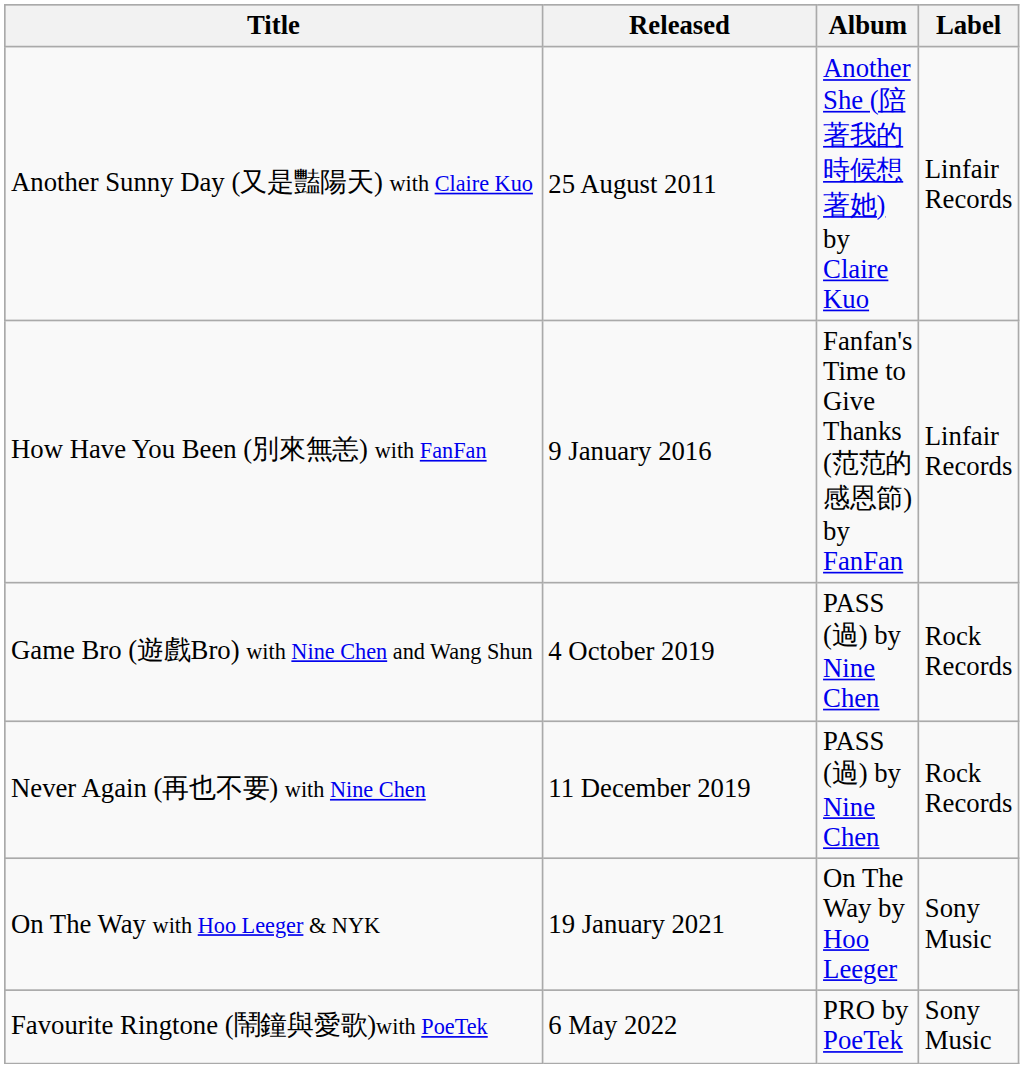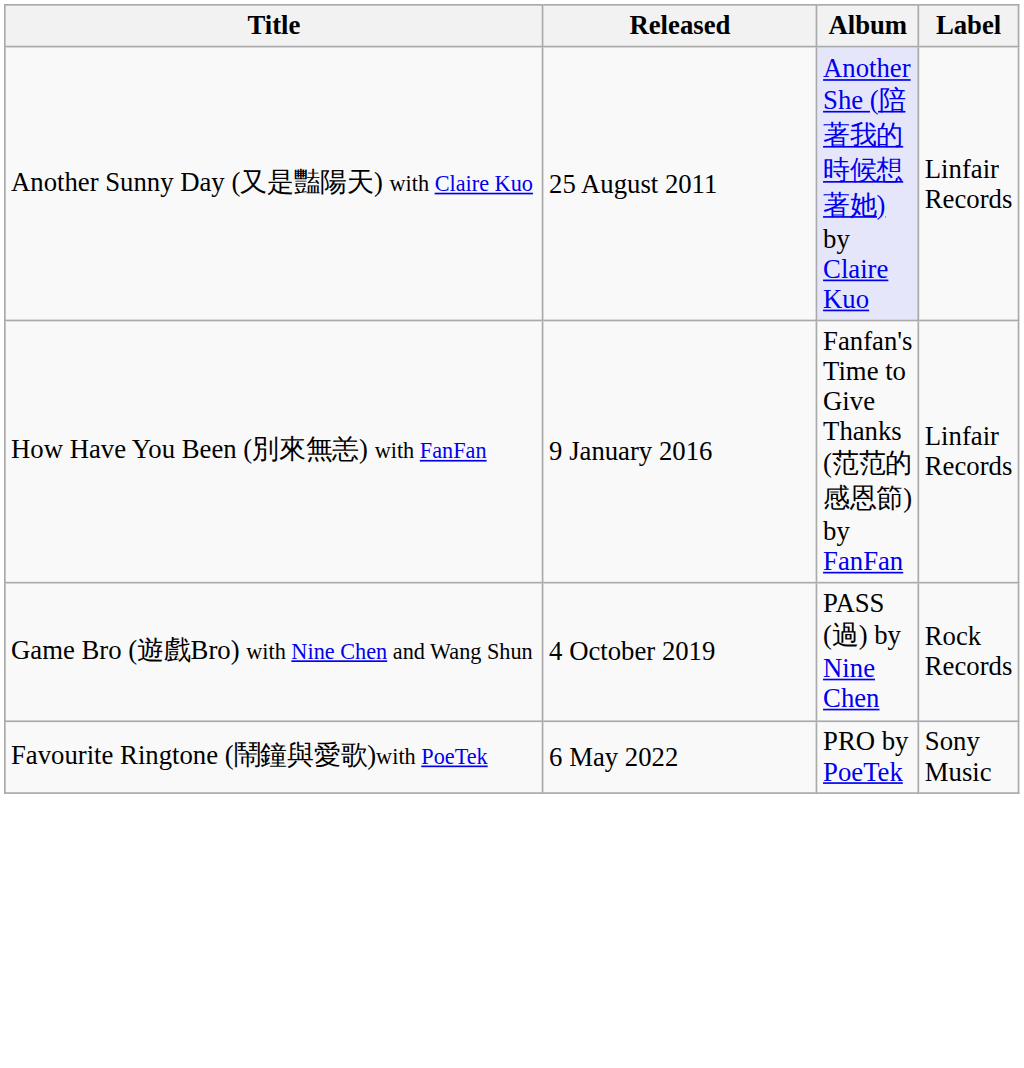(867, 183) no background -> (867, 183) lavender background
- row: (218, 788)
- row: (196, 923)
